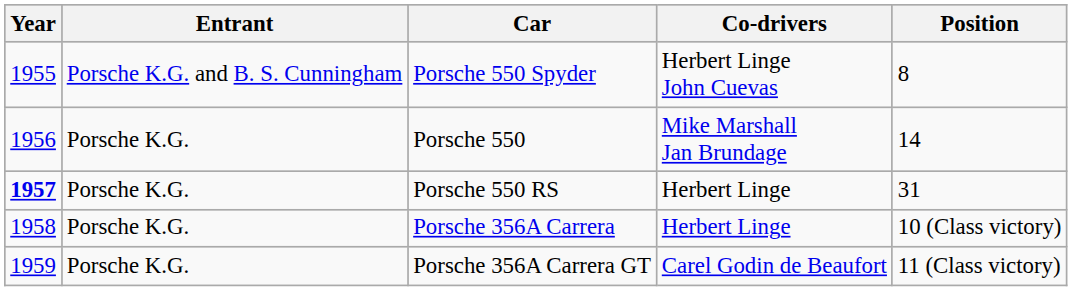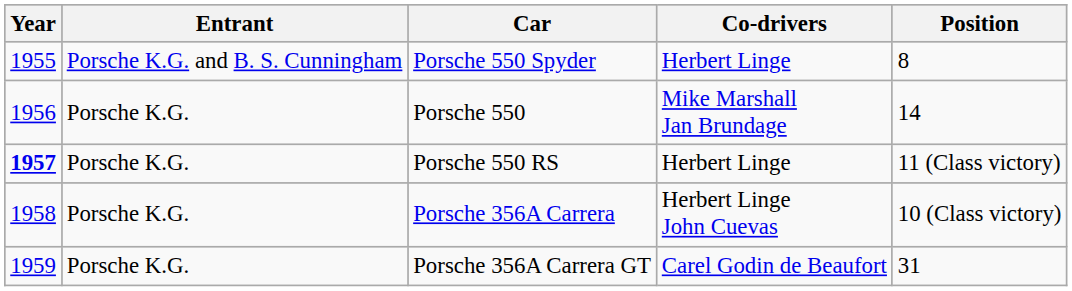(726, 74) Herbert Linge John Cuevas -> (726, 60) Herbert Linge
(909, 189) 31 -> (979, 162) 11 (Class victory)
(726, 227) Herbert Linge -> (726, 214) Herbert Linge John Cuevas
(979, 265) 11 (Class victory) -> (909, 265) 31
